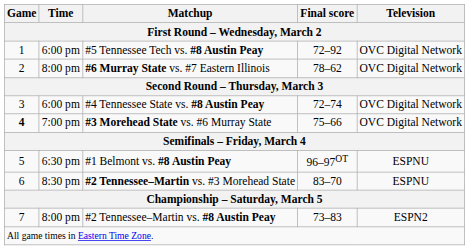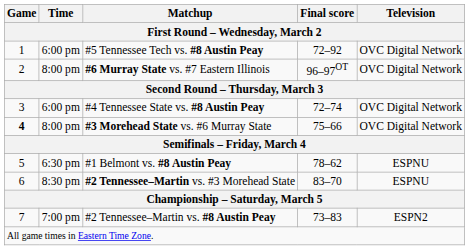(327, 68) 78–62 -> (327, 70) 96–97OT
(61, 123) 7:00 pm -> (61, 126) 8:00 pm
(327, 161) 96–97OT -> (327, 162) 78–62
(61, 217) 8:00 pm -> (61, 217) 7:00 pm
